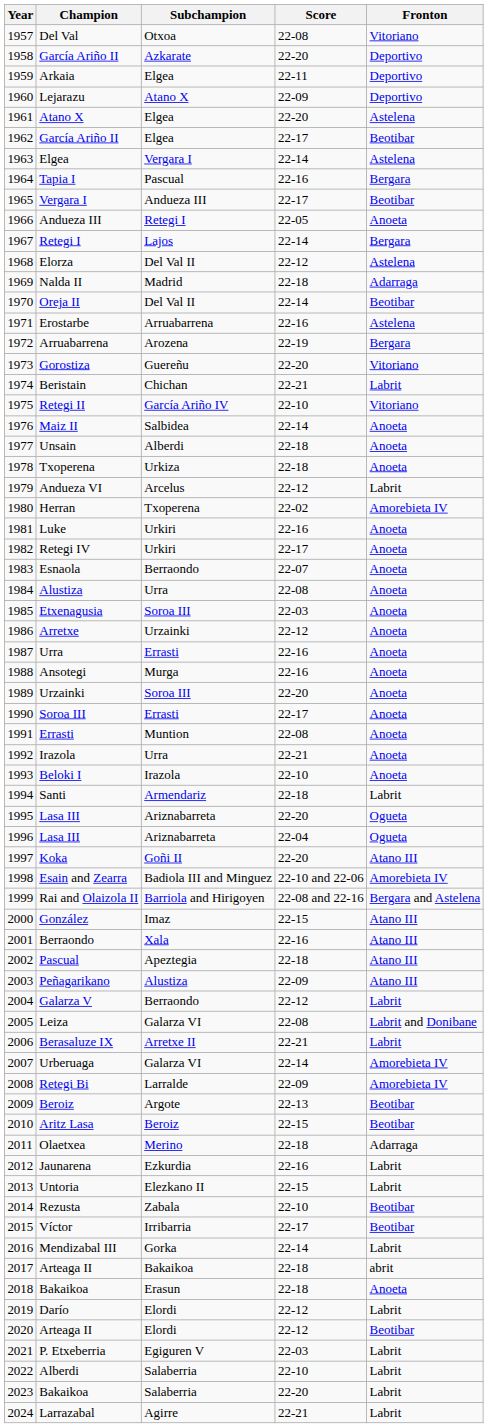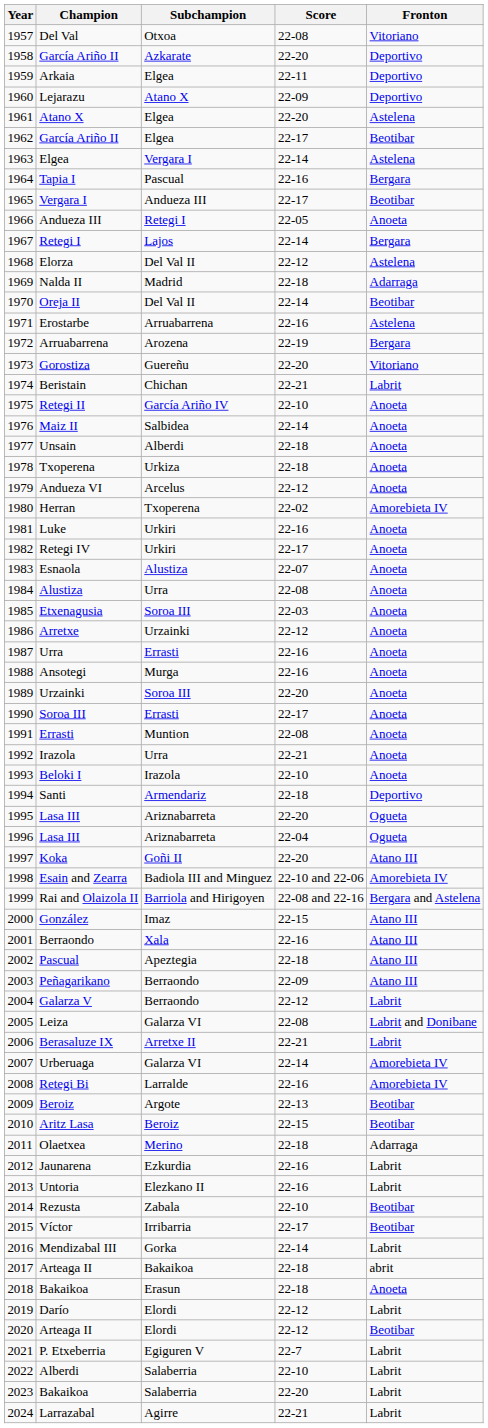(394, 405) Vitoriano -> (388, 405) Anoeta
(385, 487) Labrit -> (388, 487) Anoeta
(172, 569) Berraondo -> (166, 569) Alustiza
(385, 795) Labrit -> (396, 795) Deportivo
(166, 980) Alustiza -> (172, 980) Berraondo
(293, 1083) 22-09 -> (293, 1083) 22-16
(293, 1186) 22-15 -> (293, 1186) 22-16
(293, 1350) 22-03 -> (290, 1350) 22-7
